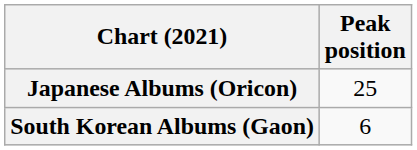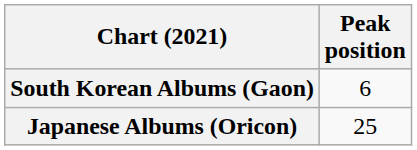rows swapped: (162, 88) <-> (162, 125)
